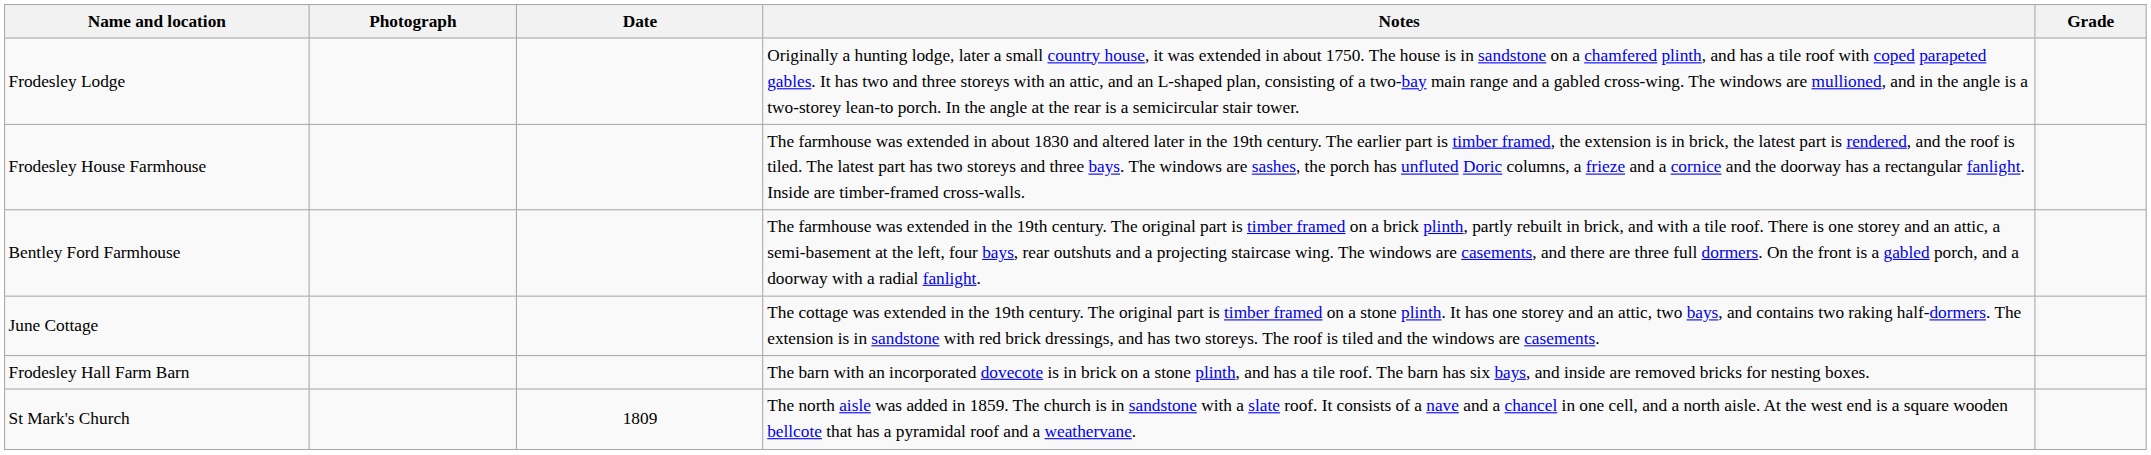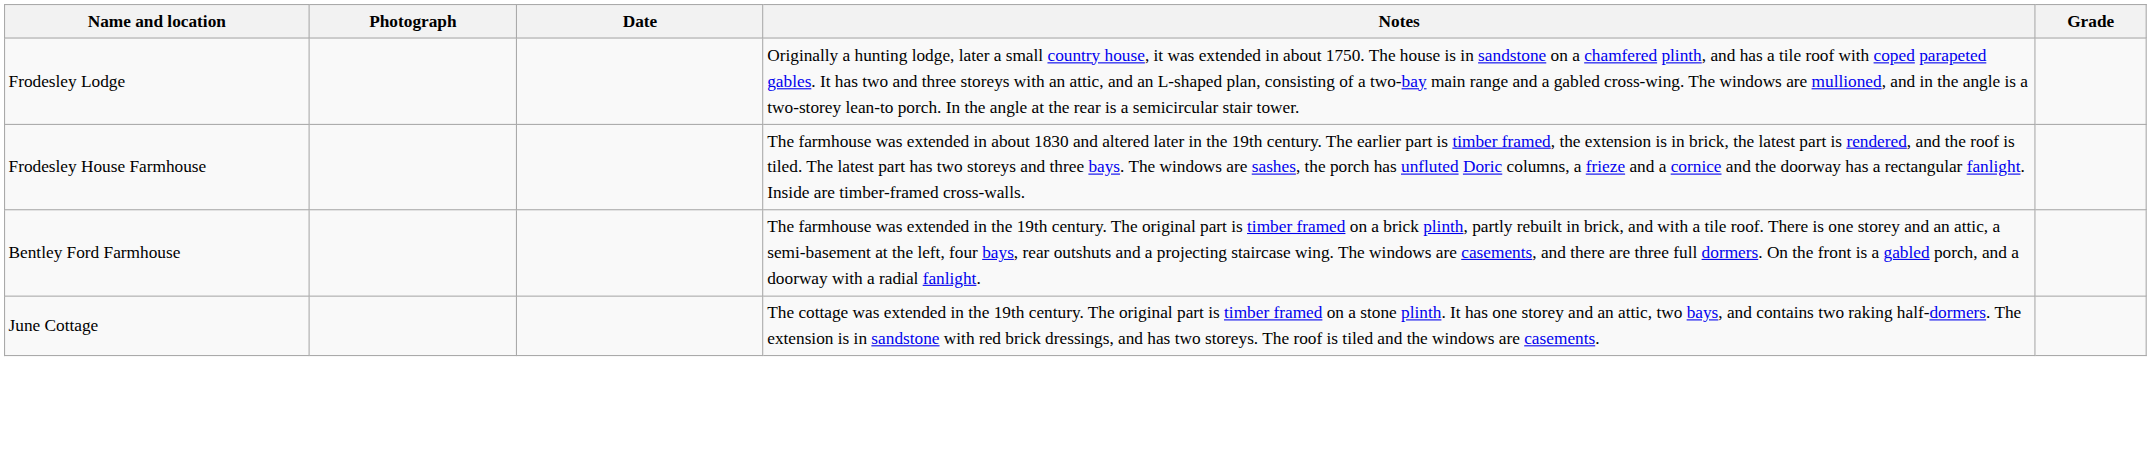- row: (99, 372)
- row: (69, 419)
